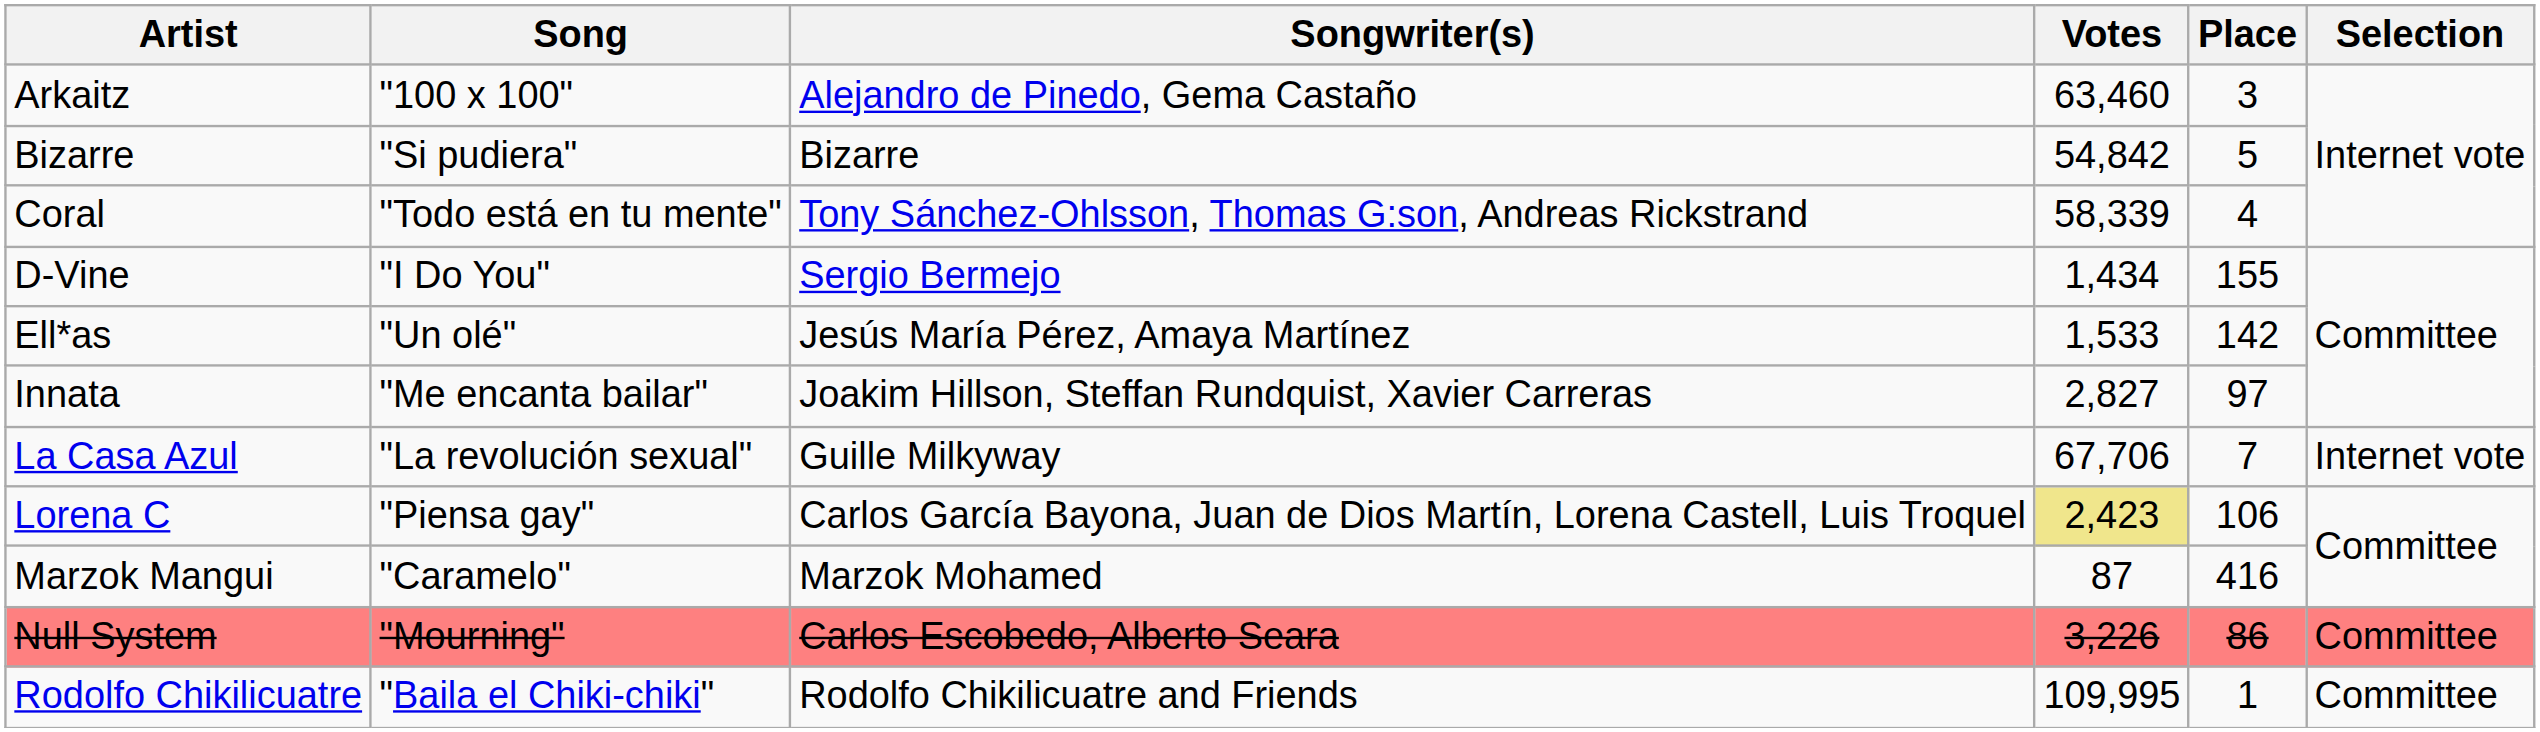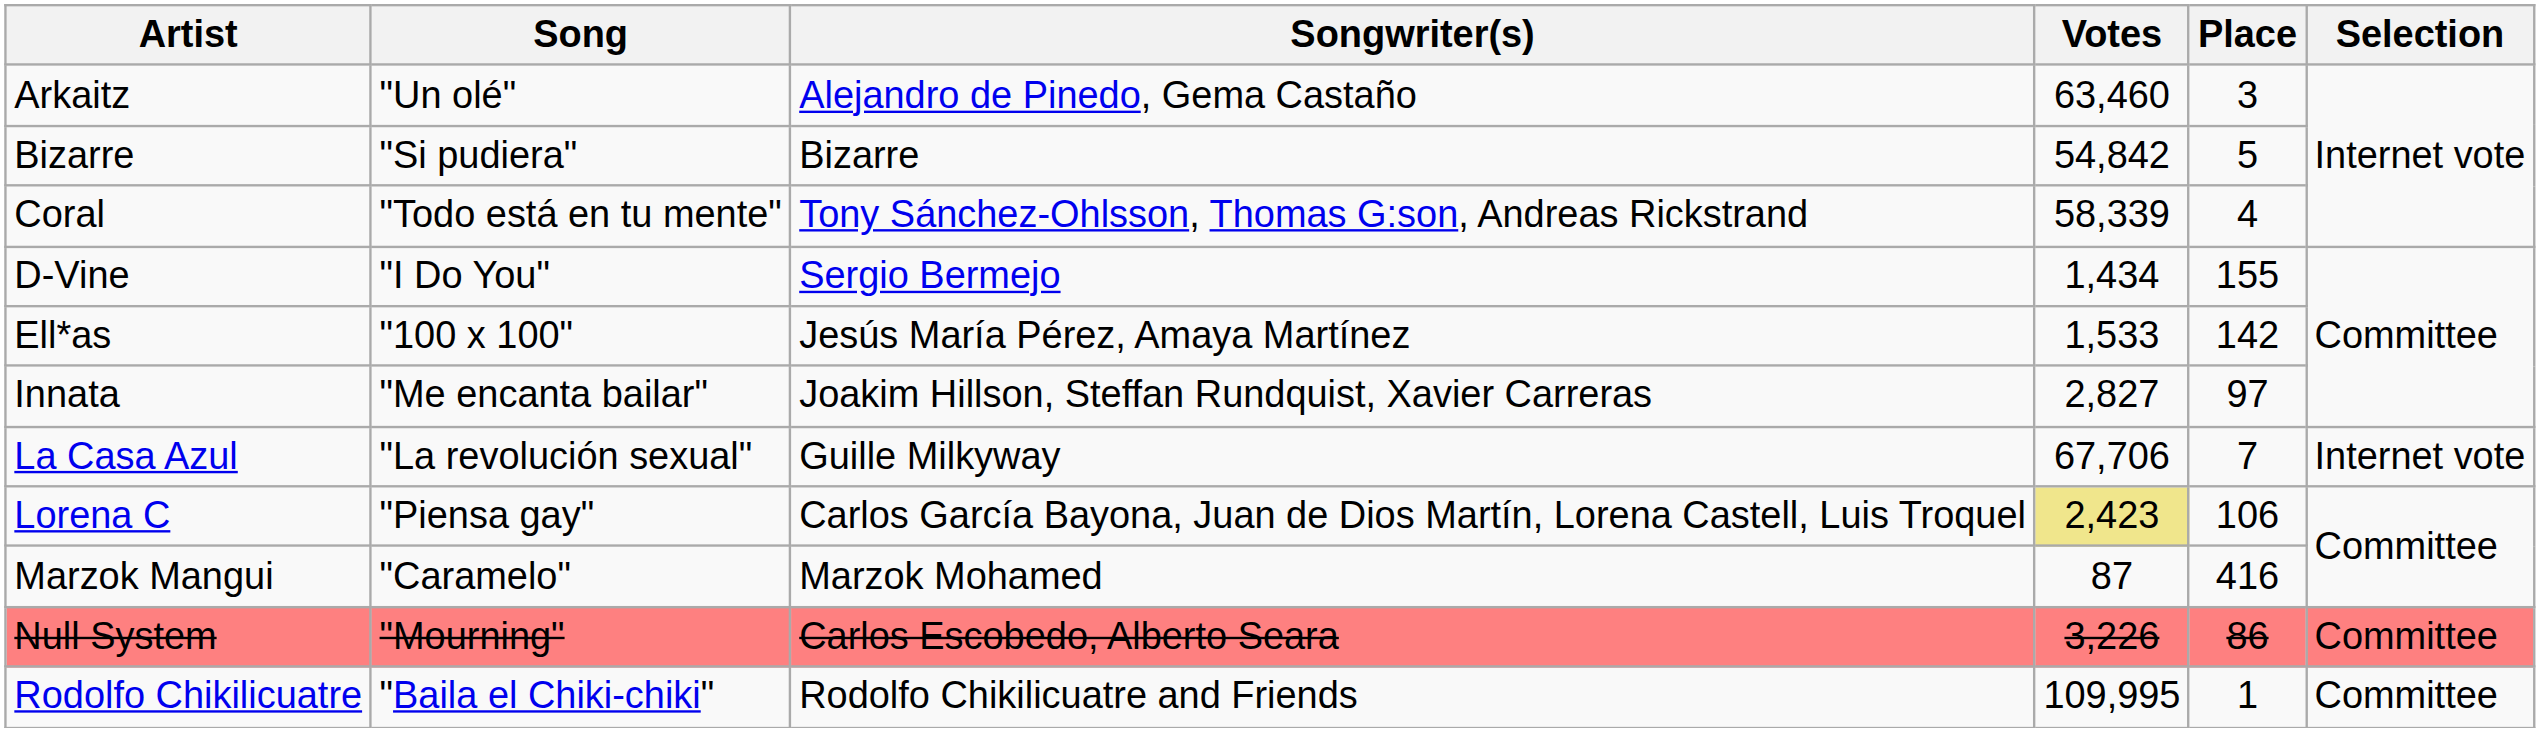(476, 94) "100 x 100" -> (448, 94) "Un olé"
(448, 335) "Un olé" -> (476, 335) "100 x 100"
